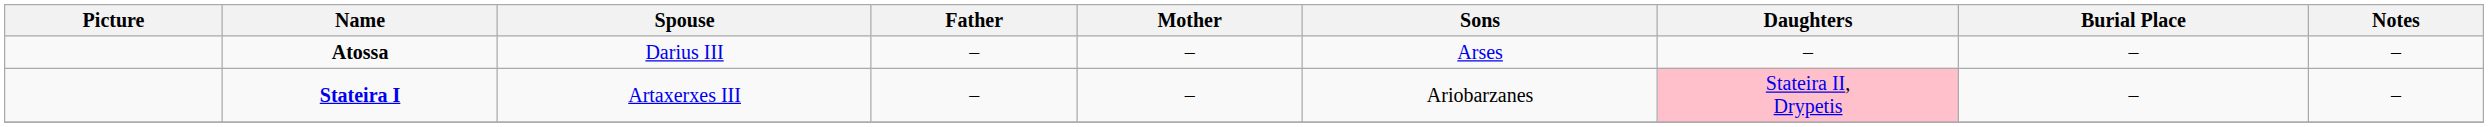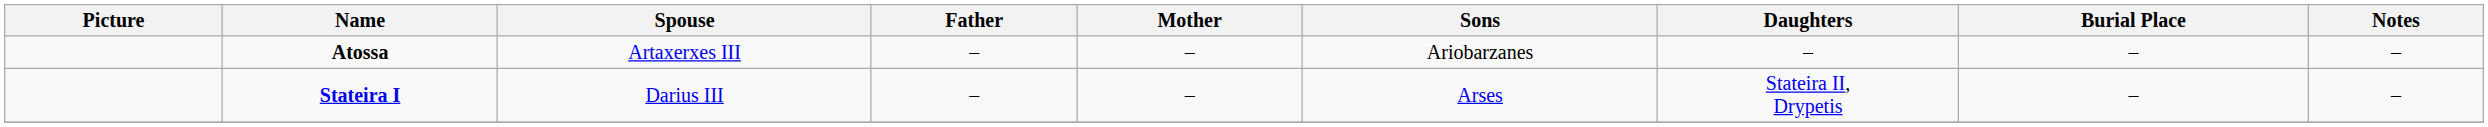(685, 52) Darius III -> (685, 52) Artaxerxes III
(1480, 52) Arses -> (1480, 52) Ariobarzanes
(685, 95) Artaxerxes III -> (685, 95) Darius III
(1480, 95) Ariobarzanes -> (1480, 95) Arses
(1808, 95) pink background -> (1808, 95) no background
